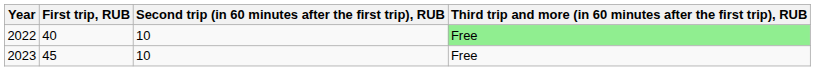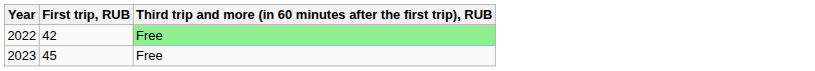- column: (290, 14)
(49, 35) 40 -> (49, 35) 42
